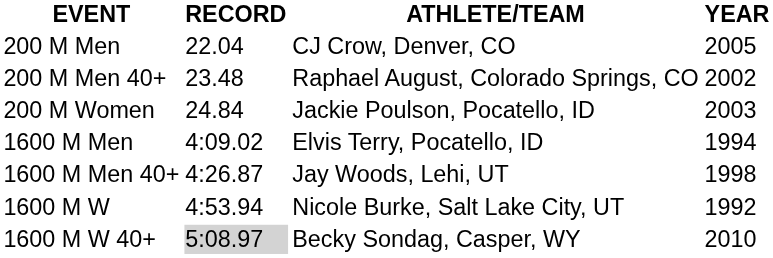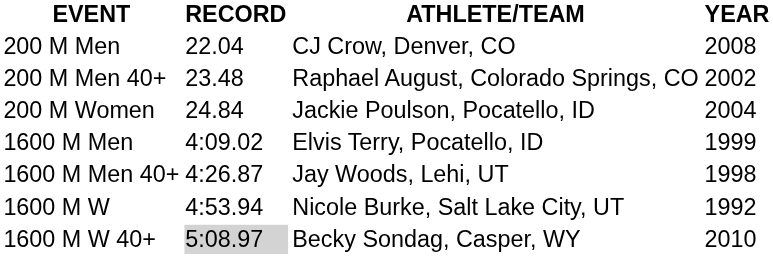(731, 46) 2005 -> (731, 46) 2008
(731, 110) 2003 -> (731, 110) 2004
(731, 142) 1994 -> (731, 142) 1999
